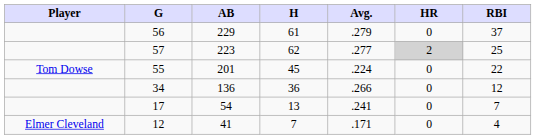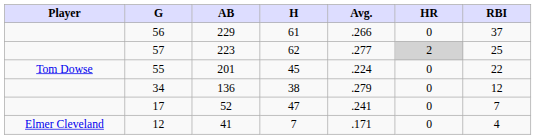(361, 32) .279 -> (361, 32) .266
(294, 87) 36 -> (294, 87) 38
(361, 87) .266 -> (361, 87) .279
(226, 106) 54 -> (226, 106) 52
(294, 106) 13 -> (294, 106) 47
